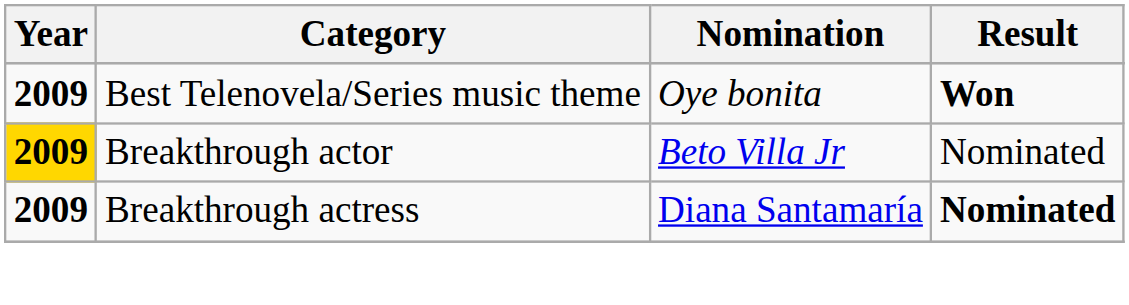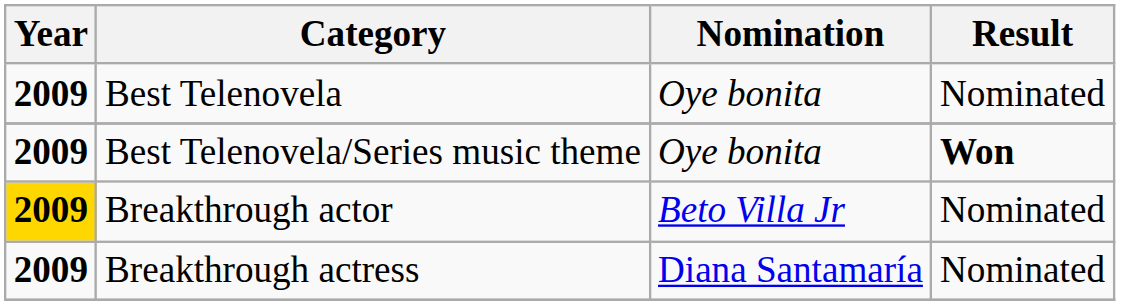+ row: (224, 92)
(1028, 210) bold -> (1022, 269) normal
